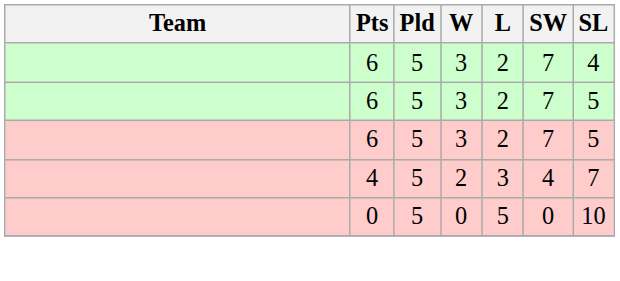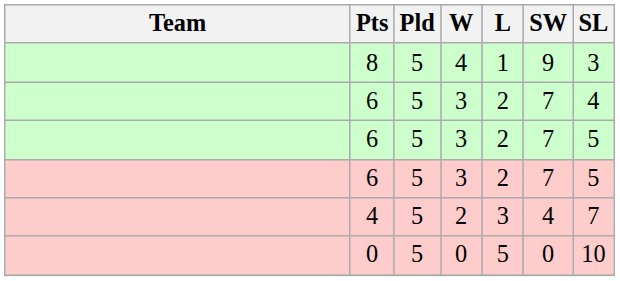+ row: (372, 62)
